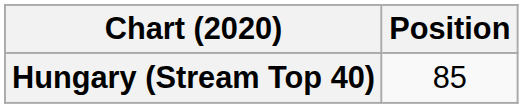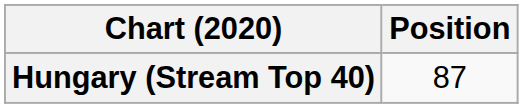(450, 77) 85 -> (450, 77) 87
